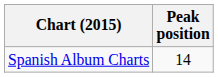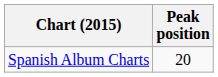(183, 59) 14 -> (183, 59) 20
